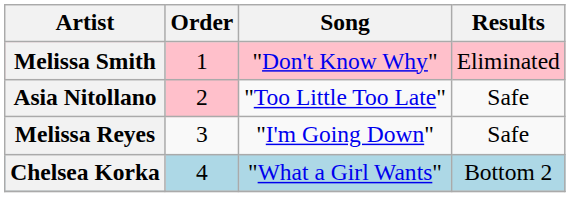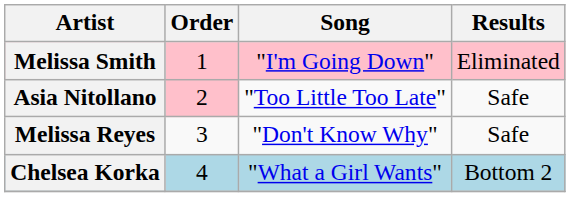(345, 60) "Don't Know Why" -> (345, 60) "I'm Going Down"
(345, 135) "I'm Going Down" -> (345, 135) "Don't Know Why"
